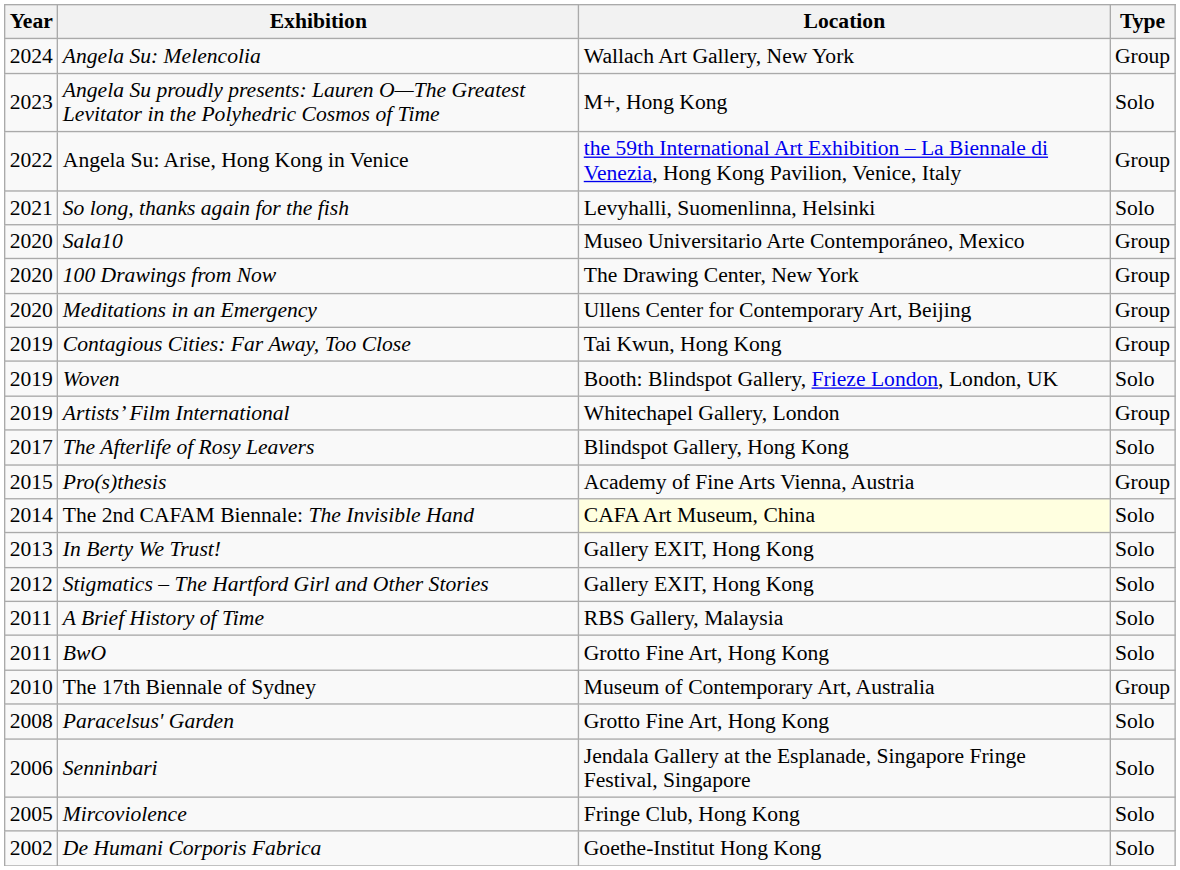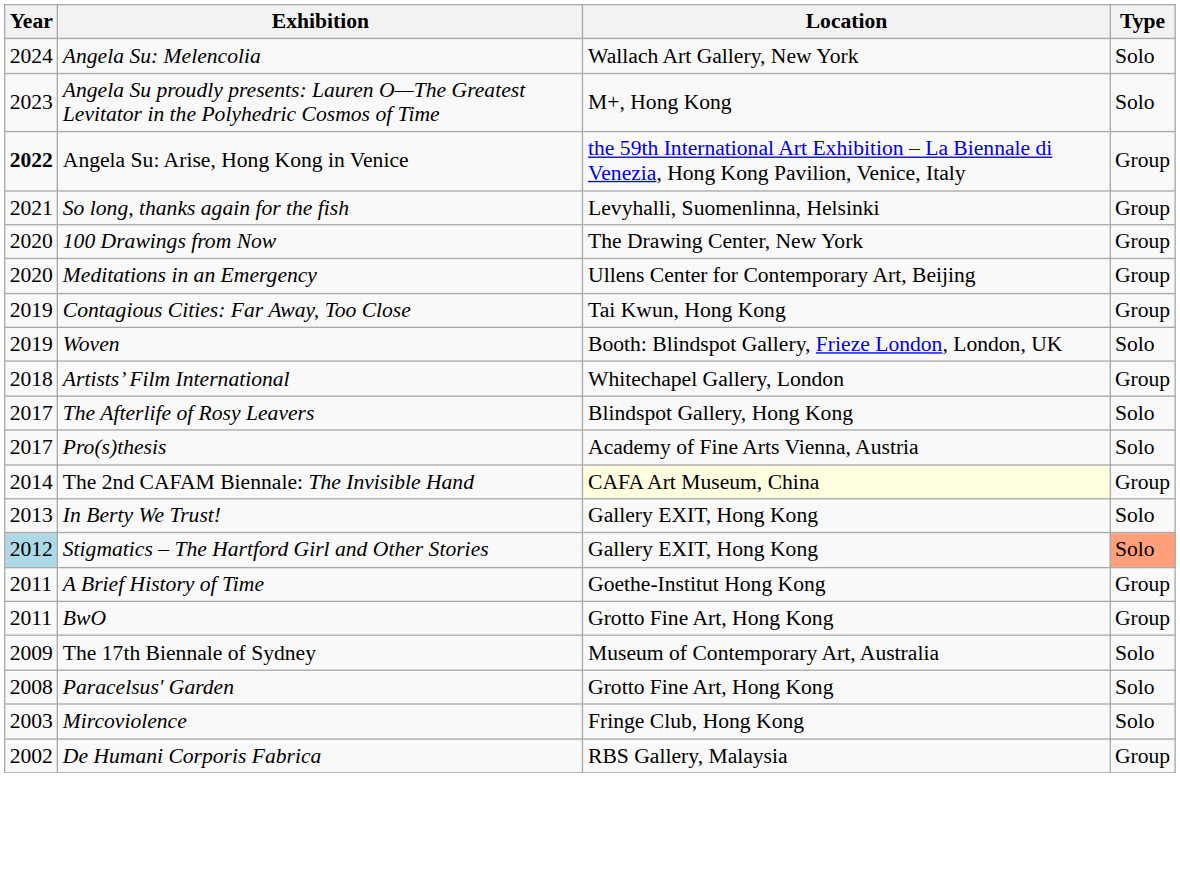(1143, 55) Group -> (1135, 55) Solo
(31, 160) normal -> (31, 160) bold
(1135, 207) Solo -> (1143, 207) Group
- row: (93, 241)
(31, 412) 2019 -> (31, 378) 2018
(31, 481) 2015 -> (31, 447) 2017
(1143, 481) Group -> (1135, 447) Solo
(1135, 515) Solo -> (1143, 481) Group
(31, 584) no background -> (31, 549) lightblue background
(1135, 584) no background -> (1135, 549) lightsalmon background
(684, 618) RBS Gallery, Malaysia -> (707, 584) Goethe-Institut Hong Kong
(1135, 618) Solo -> (1143, 584) Group
(1135, 652) Solo -> (1143, 618) Group
(31, 686) 2010 -> (31, 652) 2009
(1143, 686) Group -> (1135, 652) Solo
- row: (110, 767)
(31, 813) 2005 -> (31, 721) 2003
(703, 848) Goethe-Institut Hong Kong -> (688, 755) RBS Gallery, Malaysia
(1135, 848) Solo -> (1143, 755) Group
